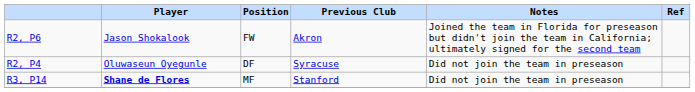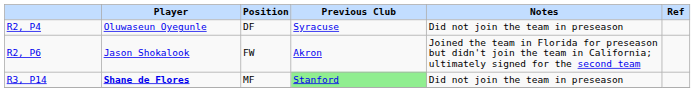rows swapped: (24, 65) <-> (24, 39)
(316, 80) no background -> (316, 80) lightgreen background
